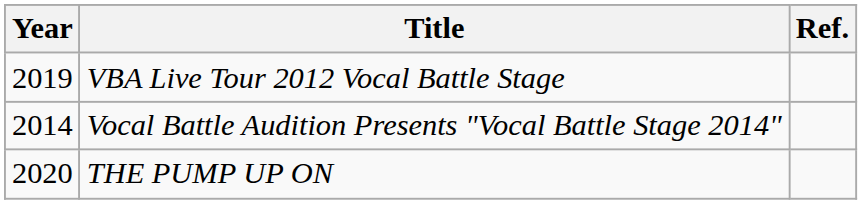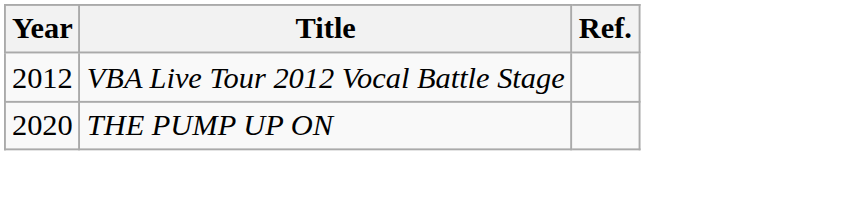(42, 76) 2019 -> (42, 76) 2012
- row: (434, 125)
